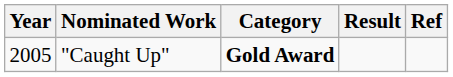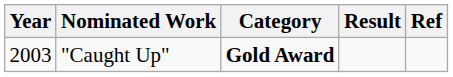(30, 54) 2005 -> (30, 54) 2003
